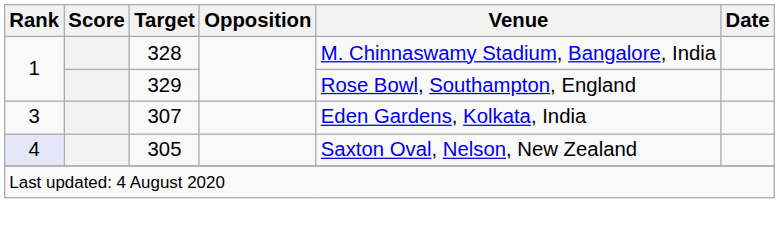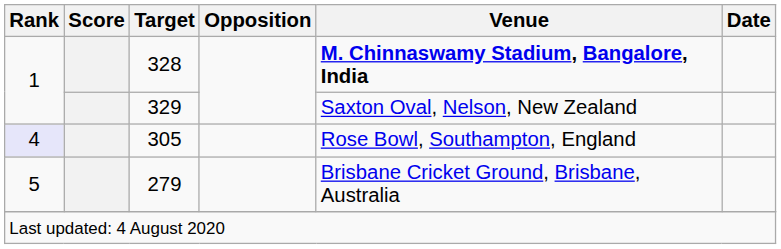(518, 52) normal -> (504, 64) bold
(478, 85) Rose Bowl, Southampton, England -> (479, 107) Saxton Oval, Nelson, New Zealand
- row: (165, 117)
(479, 149) Saxton Oval, Nelson, New Zealand -> (478, 140) Rose Bowl, Southampton, England
+ row: (165, 183)
